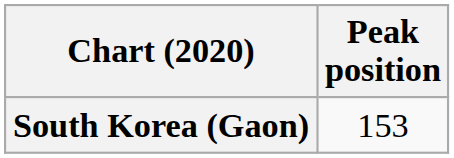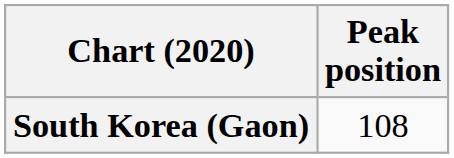(383, 124) 153 -> (383, 124) 108
